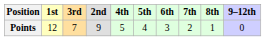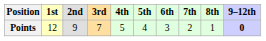columns swapped: (99, 12) <-> (74, 12)
(242, 28) normal -> (242, 28) bold
